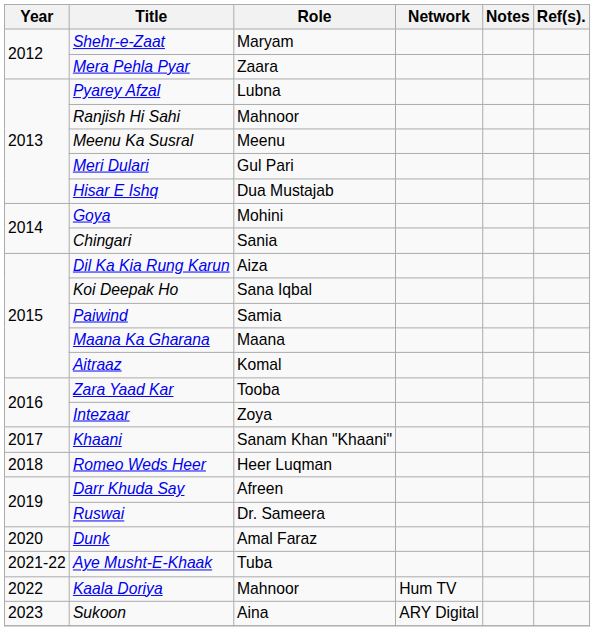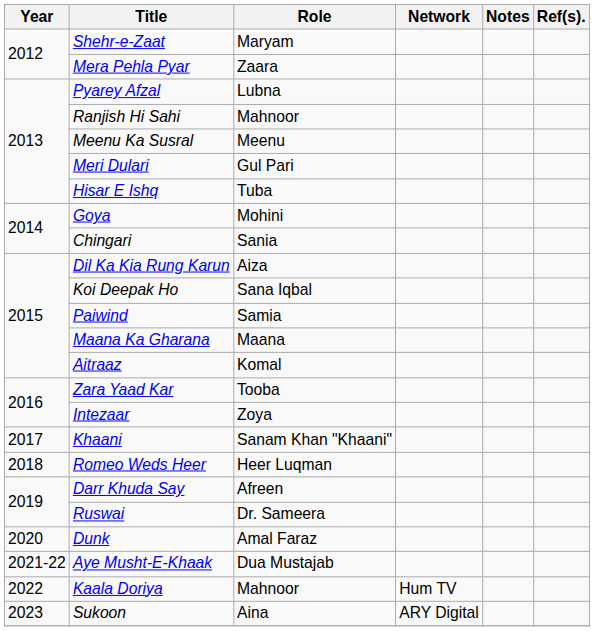(285, 191) Dua Mustajab -> (255, 191) Tuba
(255, 564) Tuba -> (285, 564) Dua Mustajab
